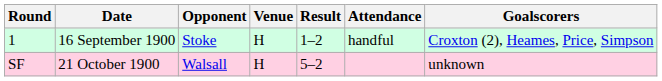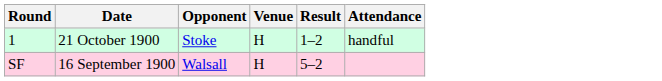- column: (541, 16)
(117, 40) 16 September 1900 -> (109, 40) 21 October 1900
(109, 64) 21 October 1900 -> (117, 64) 16 September 1900
